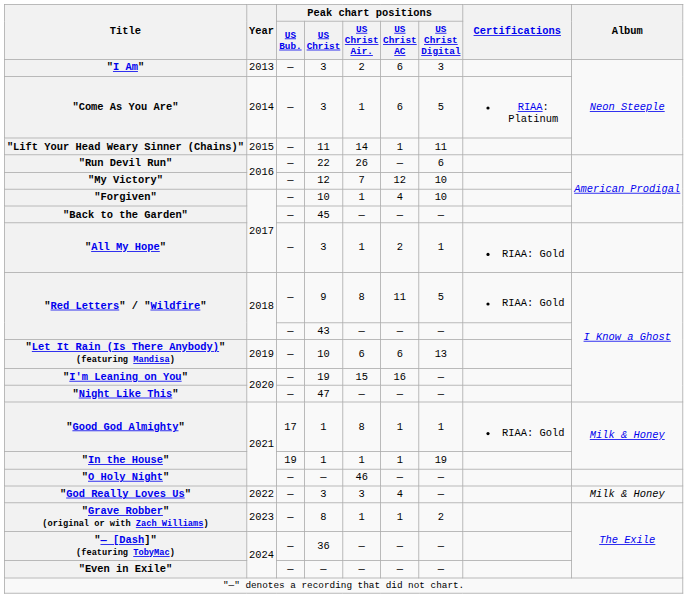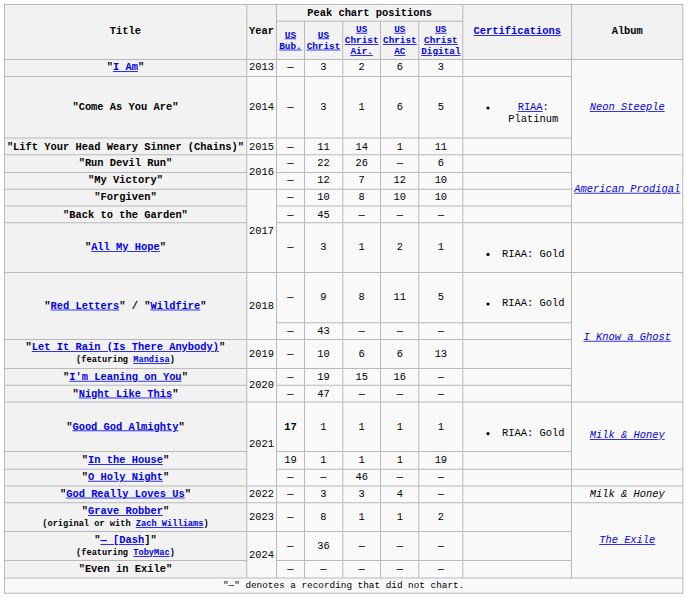(362, 198) 1 -> (362, 198) 8
(400, 198) 4 -> (400, 198) 10
(290, 427) normal -> (290, 427) bold
(362, 427) 8 -> (362, 427) 1
